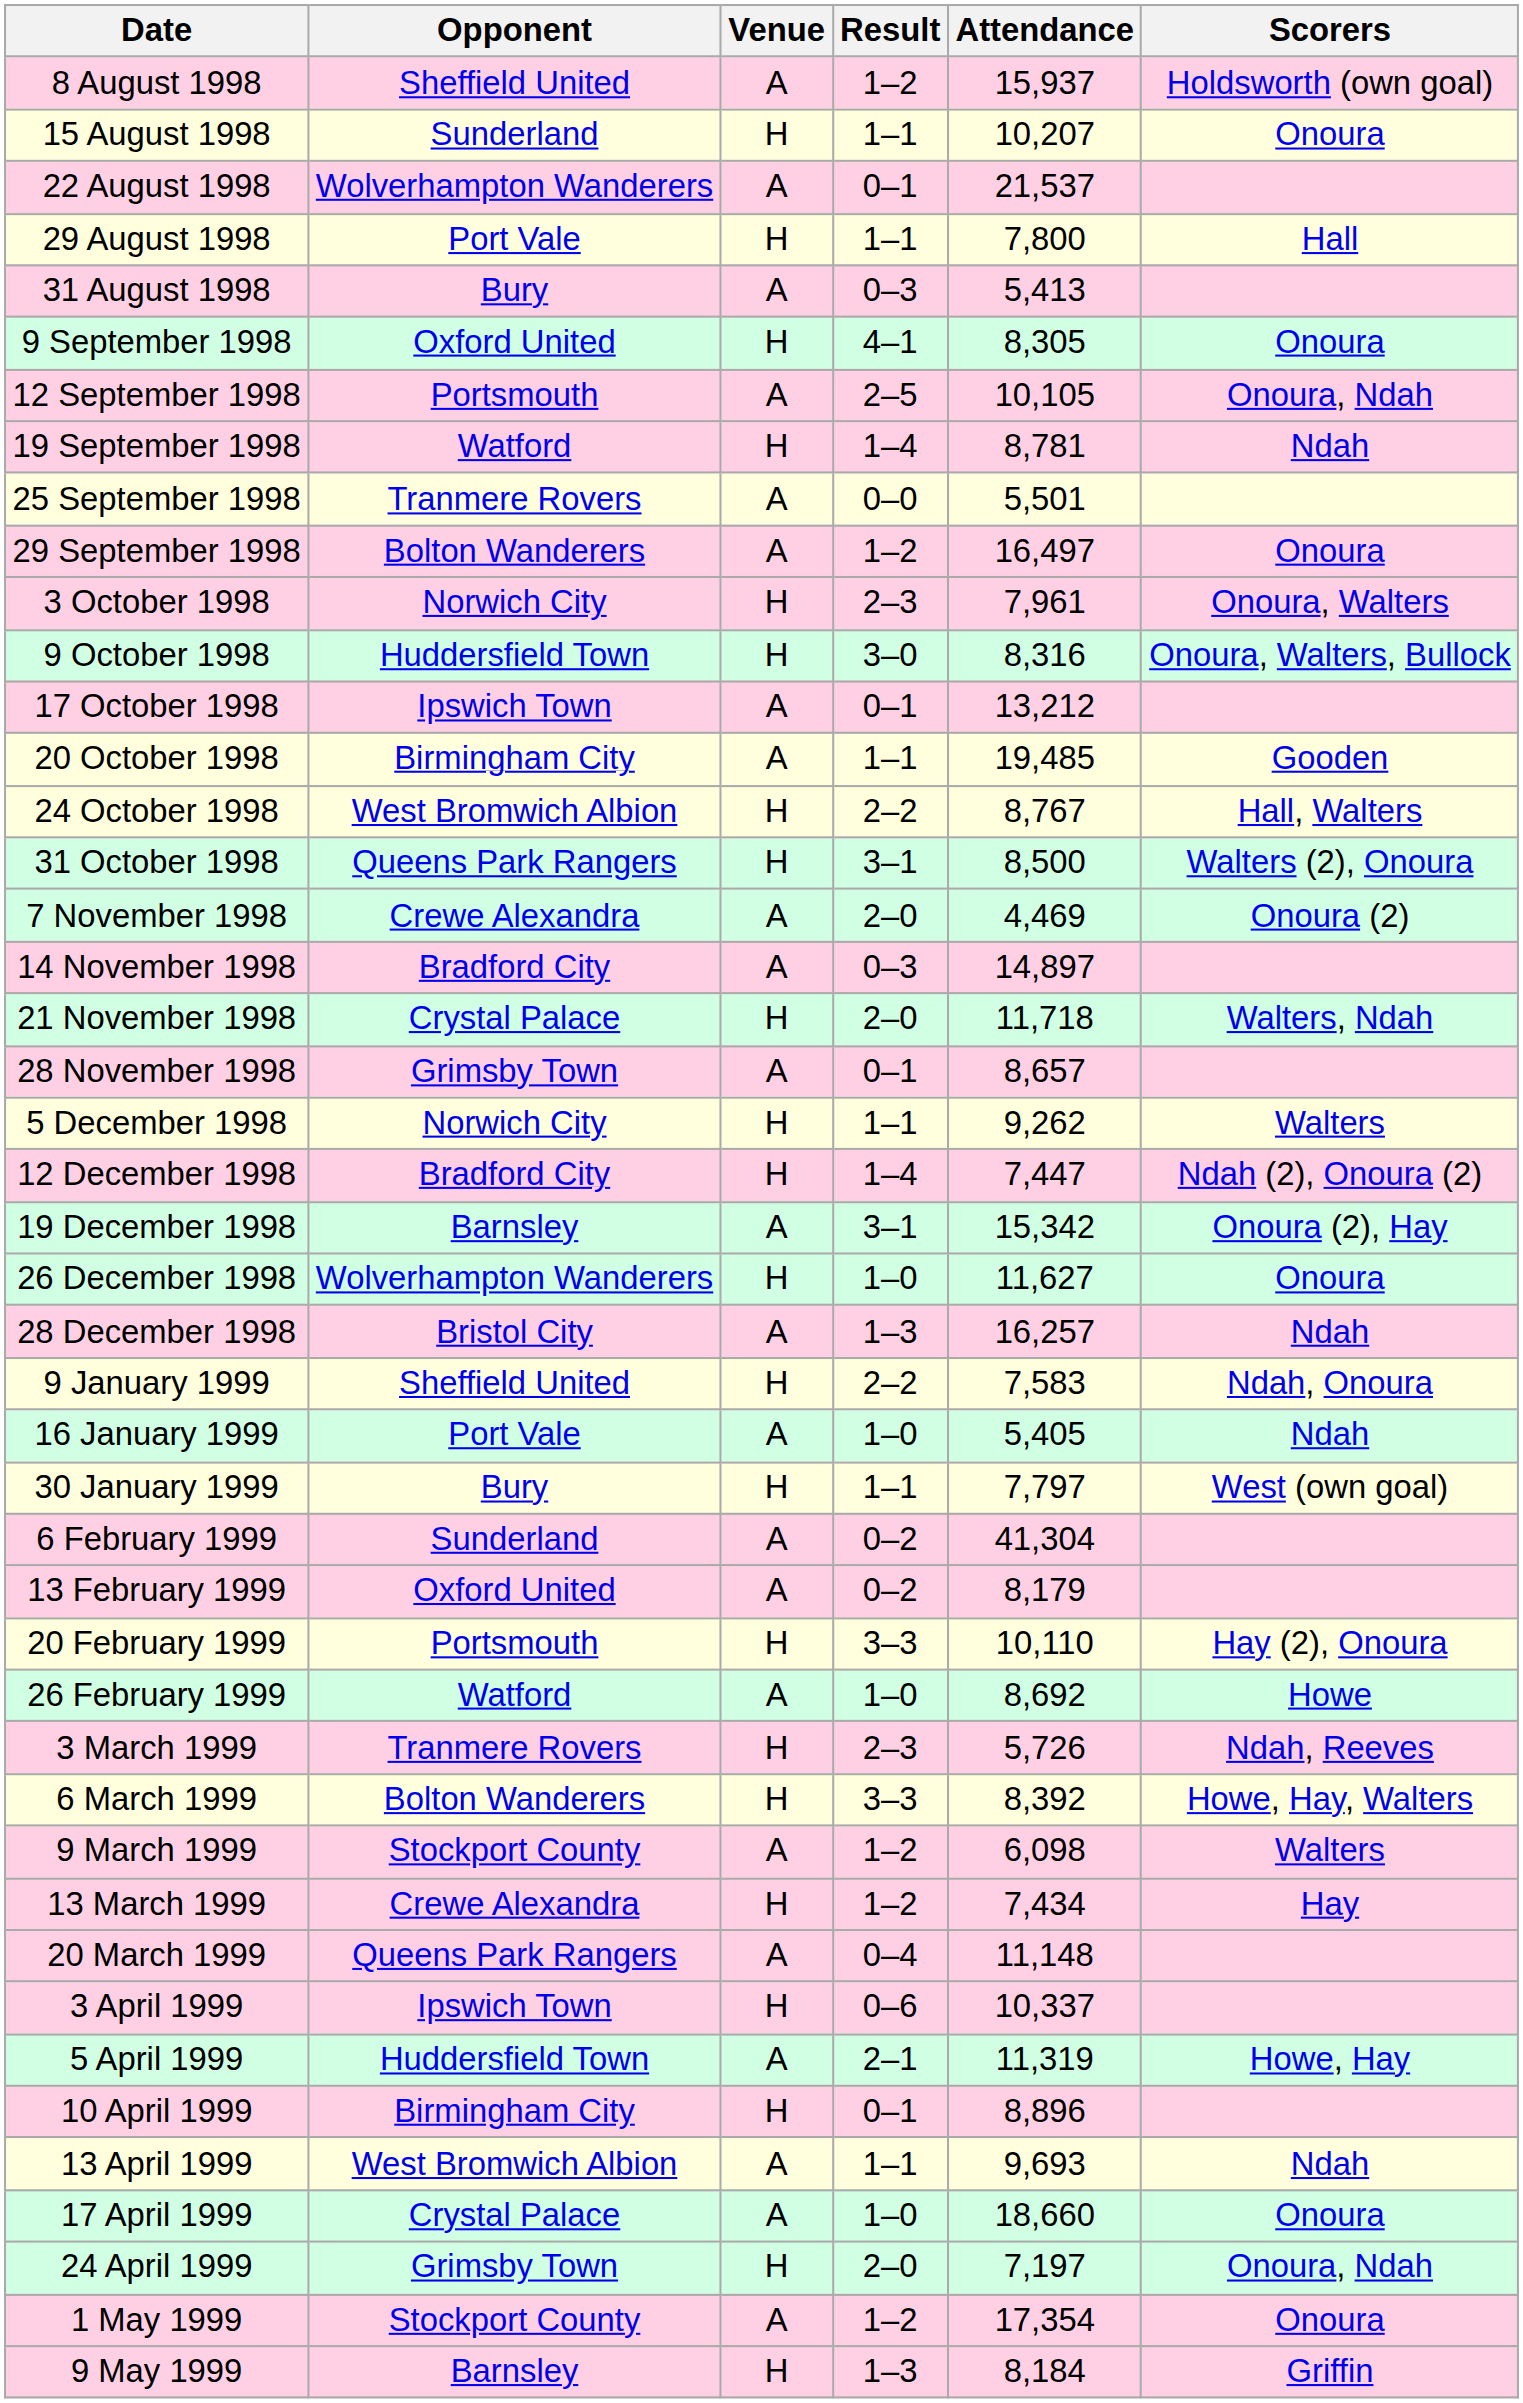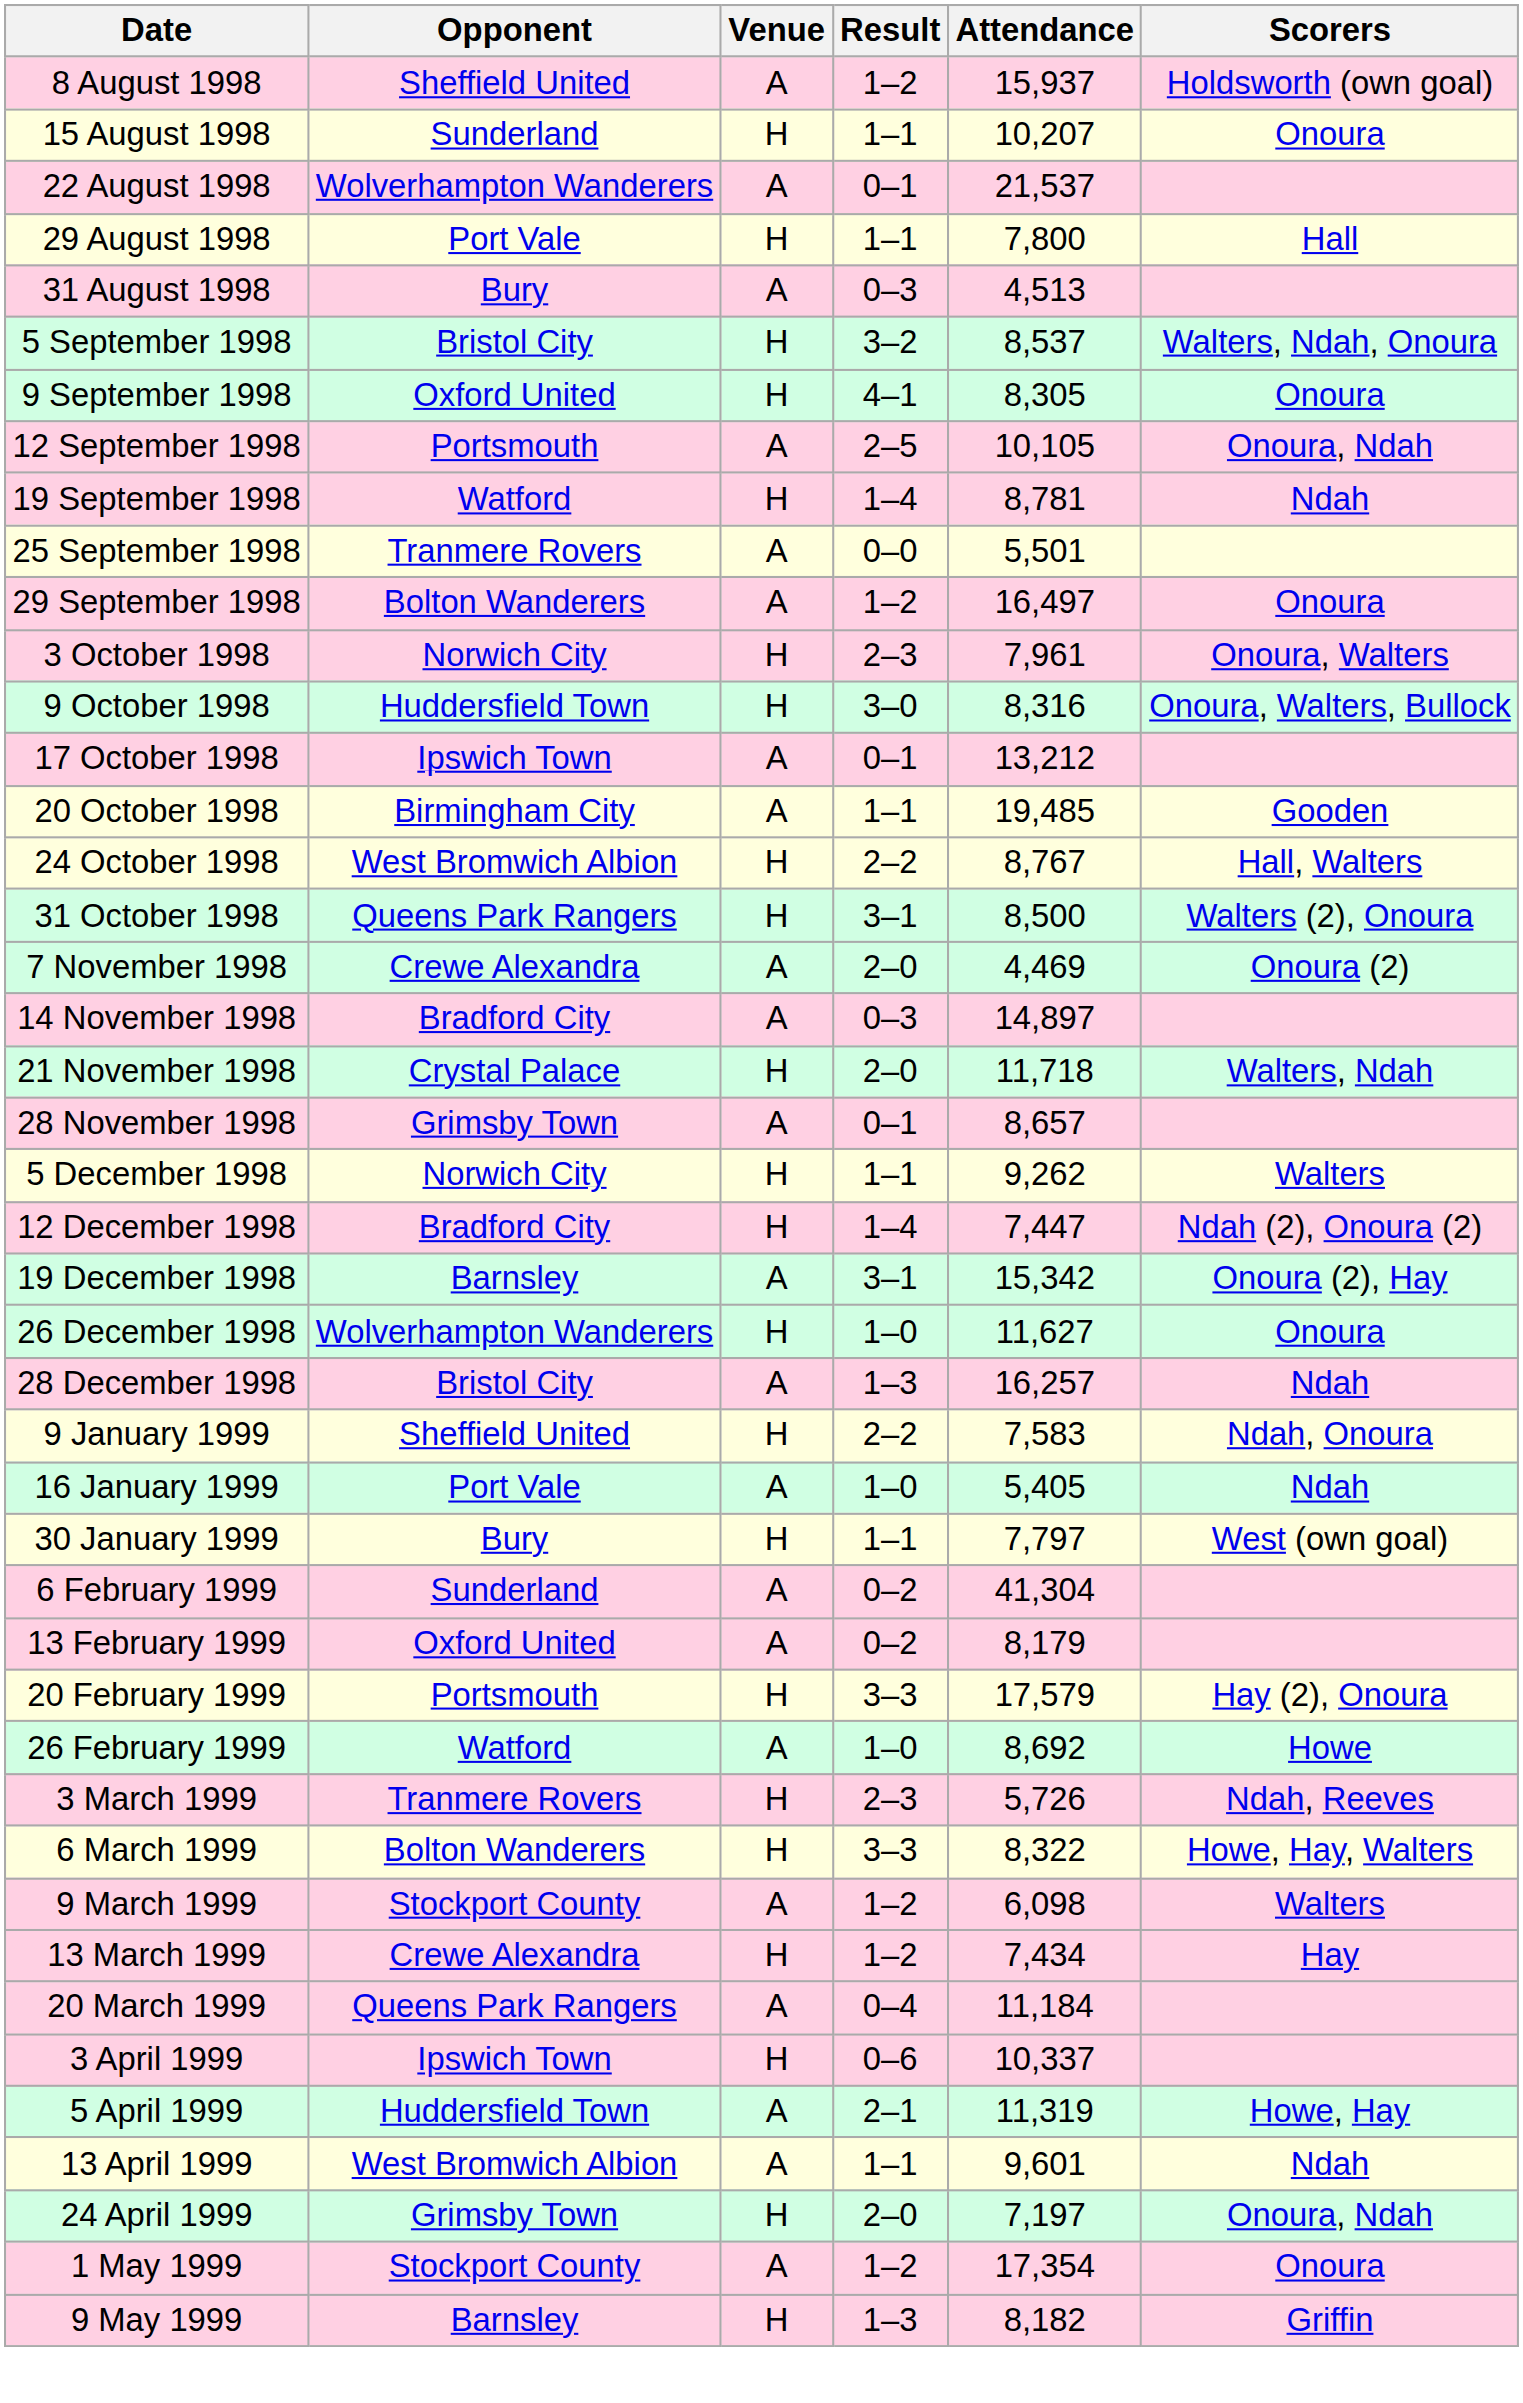(1045, 290) 5,413 -> (1045, 290) 4,513
+ row: (157, 342)
(1045, 1643) 10,110 -> (1045, 1695) 17,579
(1045, 1799) 8,392 -> (1045, 1851) 8,322
(1045, 1955) 11,148 -> (1045, 2007) 11,184
- row: (157, 2111)
(1045, 2163) 9,693 -> (1045, 2163) 9,601
- row: (157, 2215)
(1045, 2371) 8,184 -> (1045, 2319) 8,182
